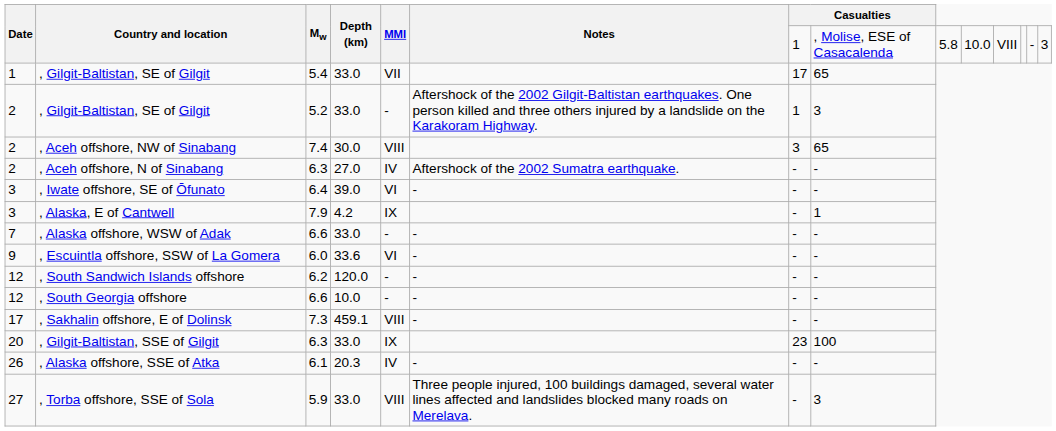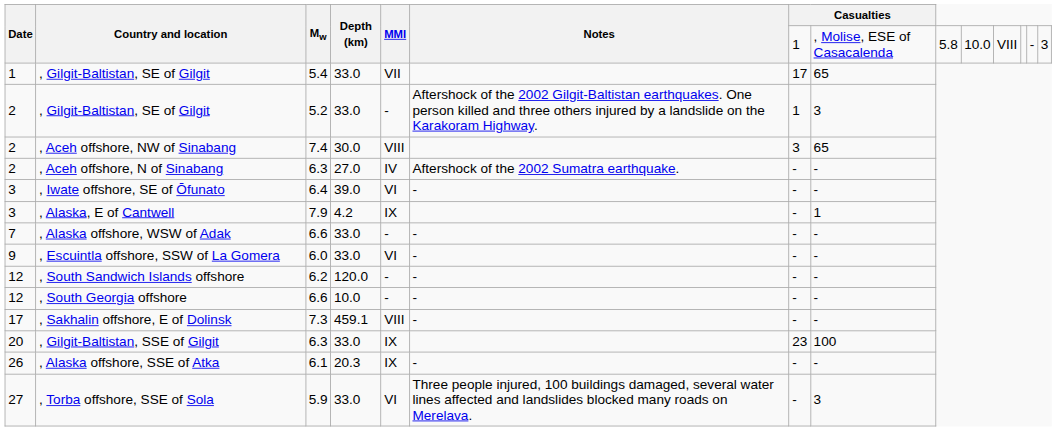(347, 255) 33.6 -> (347, 255) 33.0
(391, 363) IV -> (391, 363) IX
(394, 400) VIII -> (391, 400) VI
